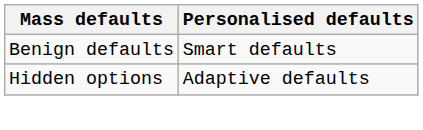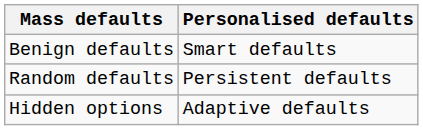+ row: (92, 79)
